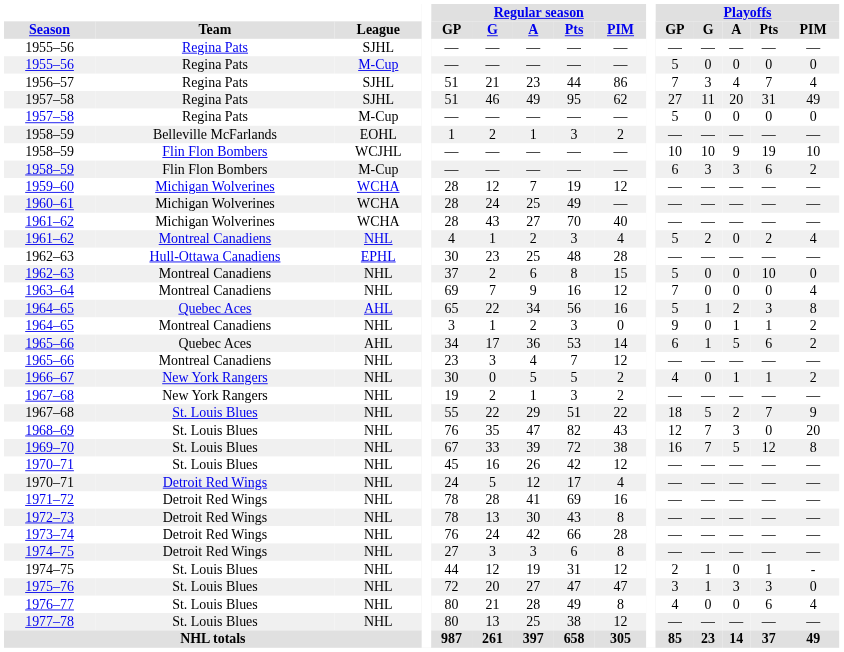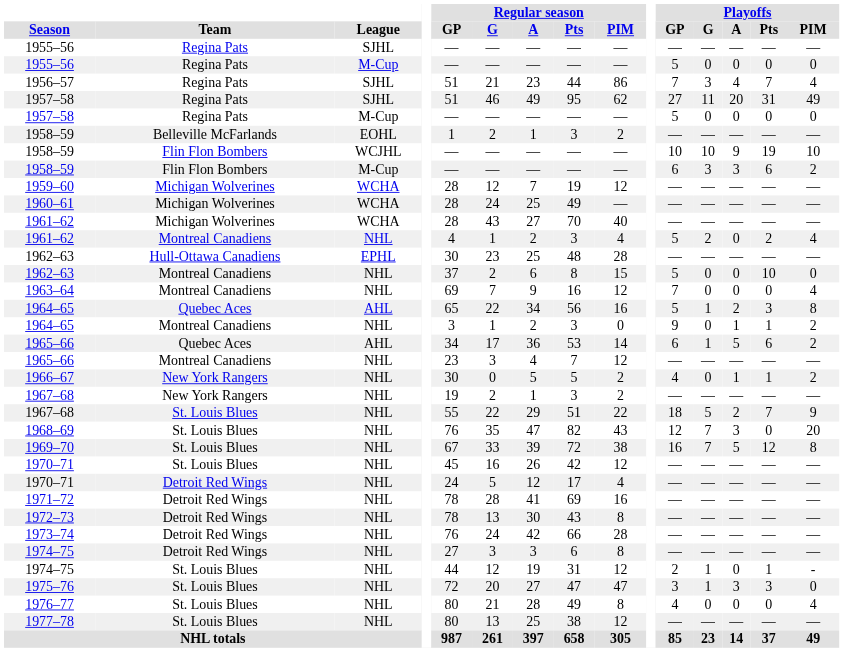(769, 604) 6 -> (769, 604) 0
